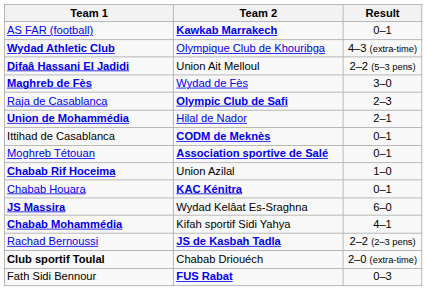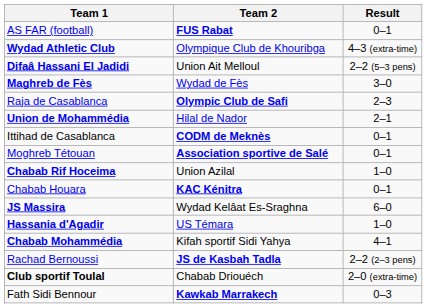(227, 30) Kawkab Marrakech -> (205, 30) FUS Rabat
+ row: (55, 224)
(205, 276) FUS Rabat -> (227, 294) Kawkab Marrakech
